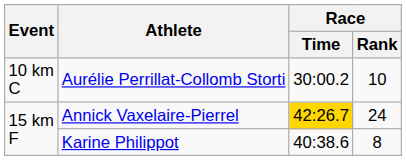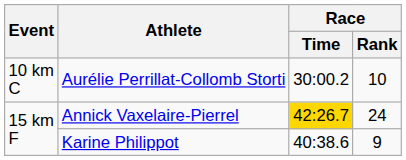(377, 142) 8 -> (377, 142) 9
